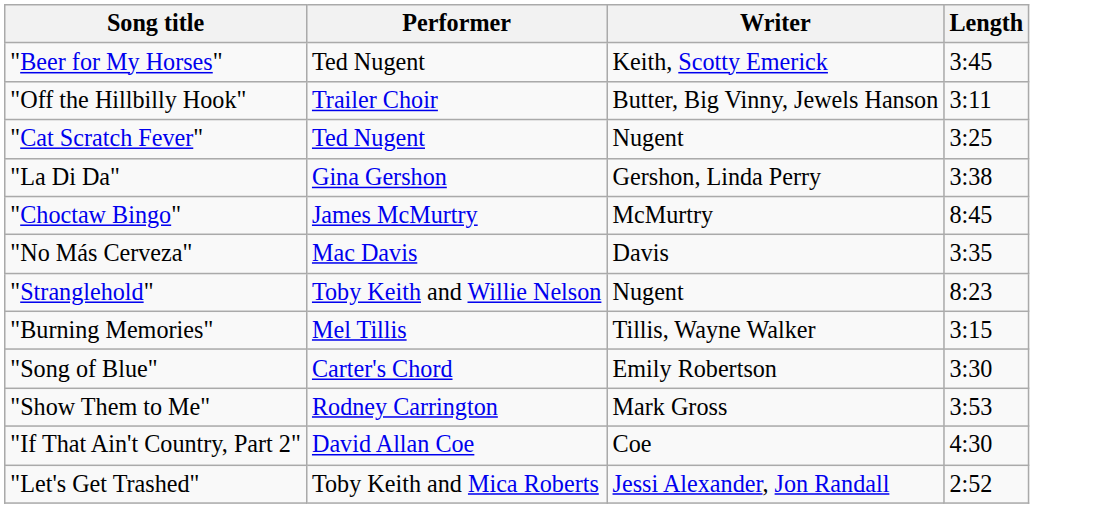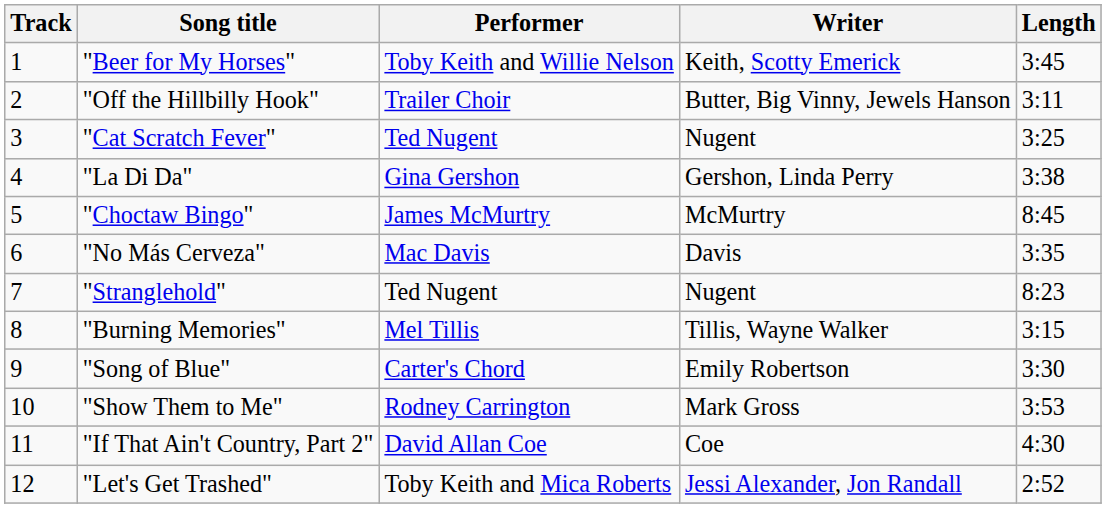+ column: (41, 23)
(368, 61) Ted Nugent -> (529, 61) Toby Keith and Willie Nelson
(457, 291) Toby Keith and Willie Nelson -> (441, 291) Ted Nugent
